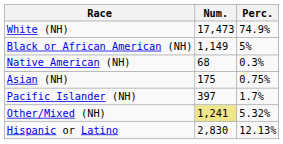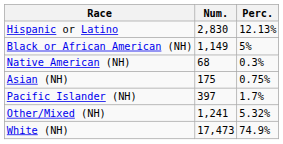rows swapped: (38, 30) <-> (62, 130)
(213, 113) khaki background -> (213, 113) no background
